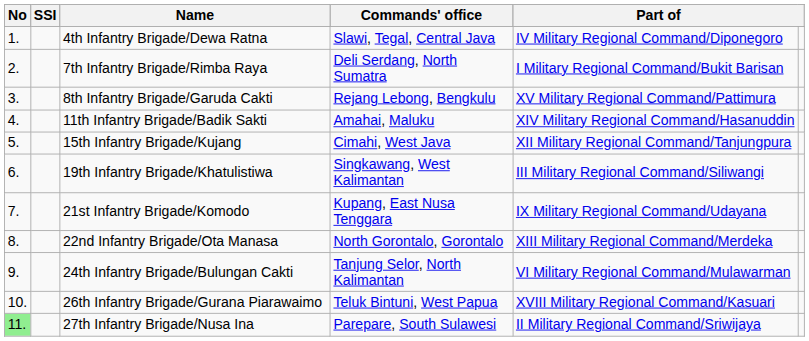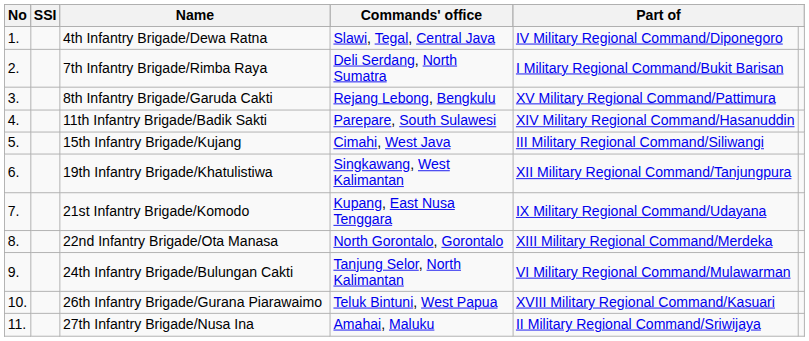(384, 120) Amahai, Maluku -> (415, 120) Parepare, South Sulawesi
(654, 143) XII Military Regional Command/Tanjungpura -> (640, 143) III Military Regional Command/Siliwangi
(640, 173) III Military Regional Command/Siliwangi -> (654, 173) XII Military Regional Command/Tanjungpura
(17, 324) lightgreen background -> (17, 324) no background
(415, 324) Parepare, South Sulawesi -> (384, 324) Amahai, Maluku
